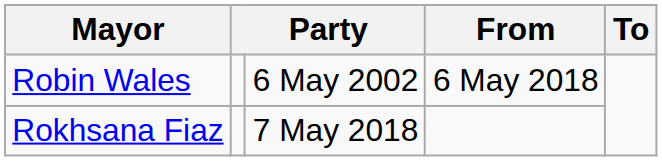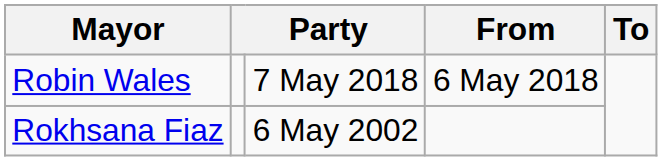(336, 79) 6 May 2002 -> (336, 79) 7 May 2018
(336, 130) 7 May 2018 -> (336, 130) 6 May 2002
